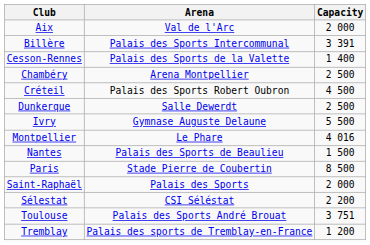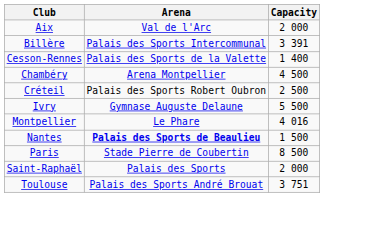(340, 75) 2 500 -> (294, 75) 4 500
(340, 91) 4 500 -> (294, 91) 2 500
- row: (44, 106)
(199, 153) normal -> (176, 138) bold
- row: (44, 200)
- row: (44, 232)
